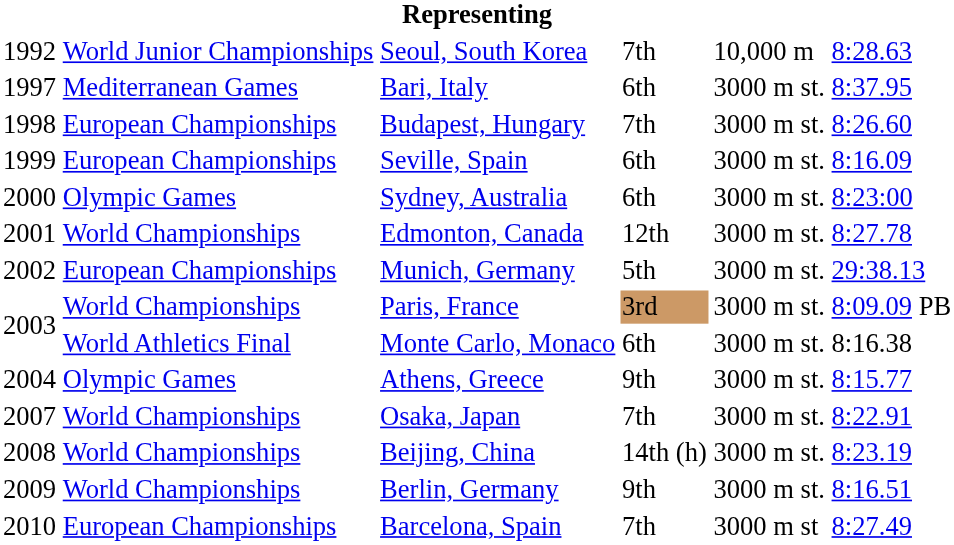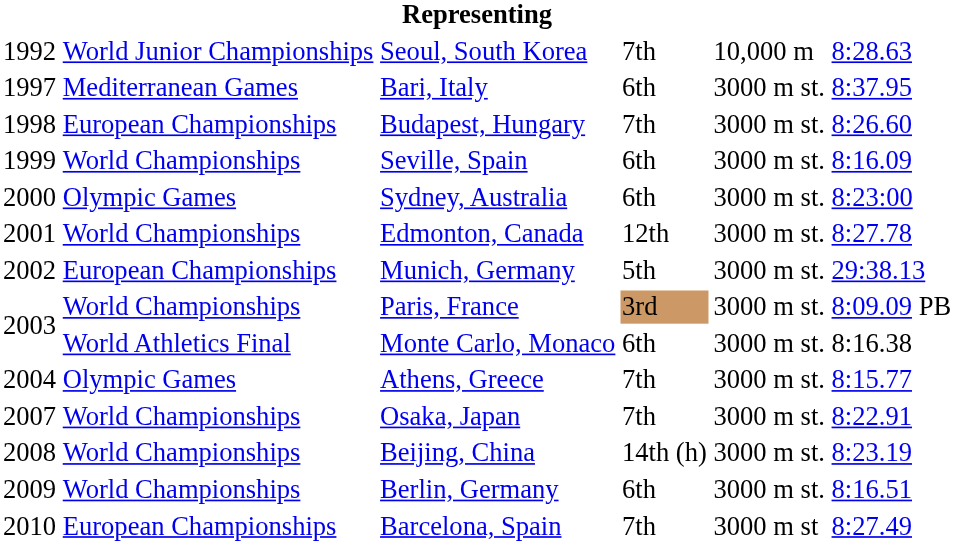(200, 160) European Championships -> (182, 160) World Championships
(639, 379) 9th -> (639, 379) 7th
(639, 489) 9th -> (639, 489) 6th
